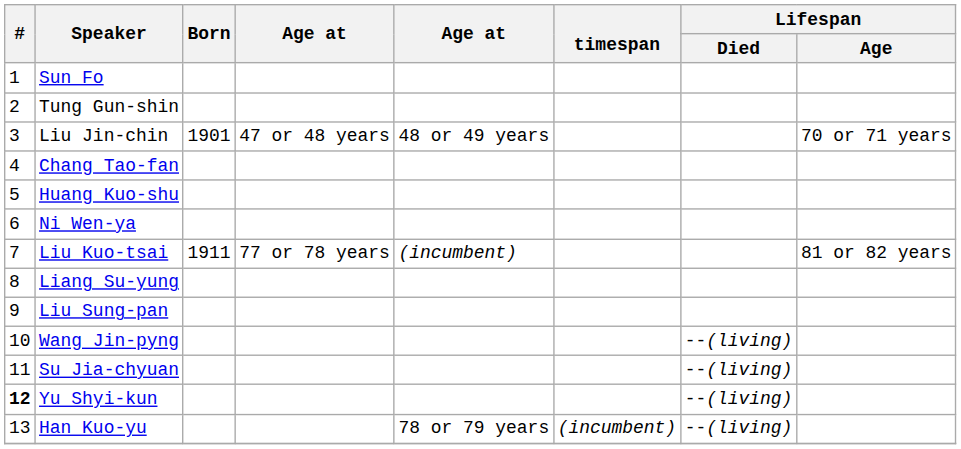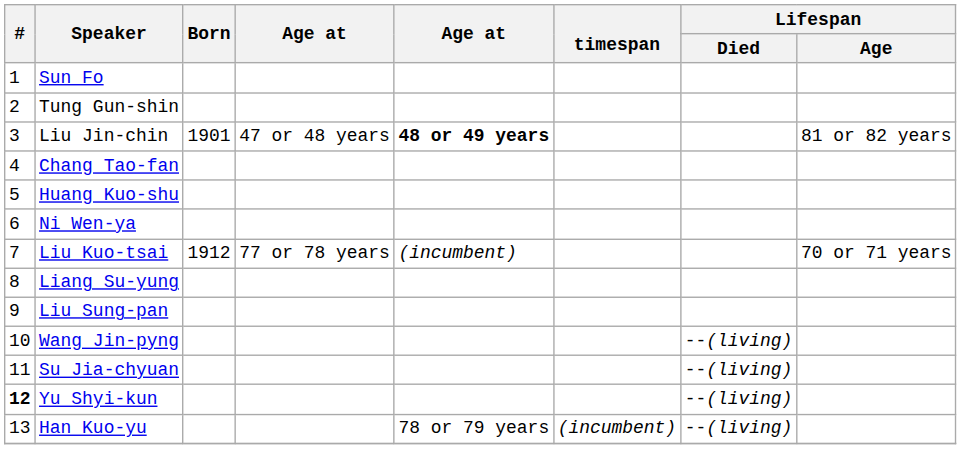(474, 136) normal -> (474, 136) bold
(876, 136) 70 or 71 years -> (876, 136) 81 or 82 years
(209, 253) 1911 -> (209, 253) 1912
(876, 253) 81 or 82 years -> (876, 253) 70 or 71 years
